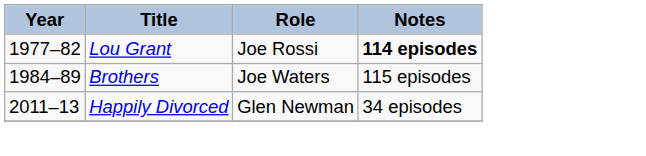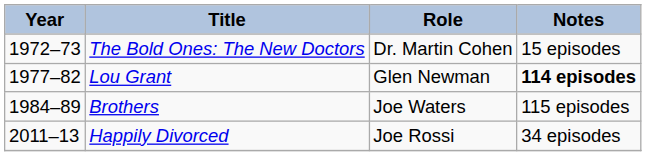+ row: (227, 49)
(278, 49) Joe Rossi -> (432, 78) Glen Newman
(296, 107) Glen Newman -> (414, 136) Joe Rossi
